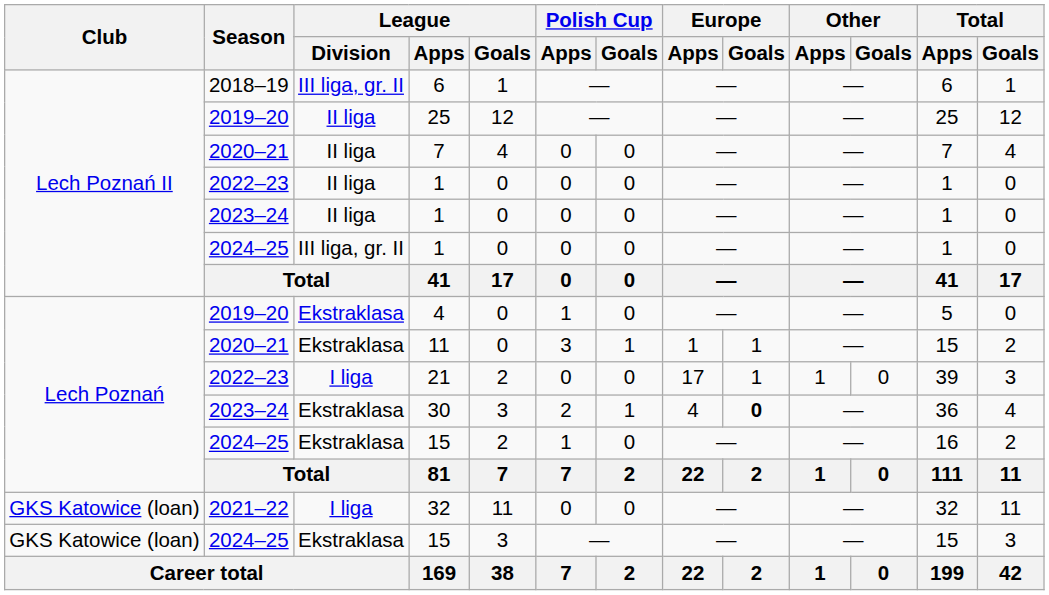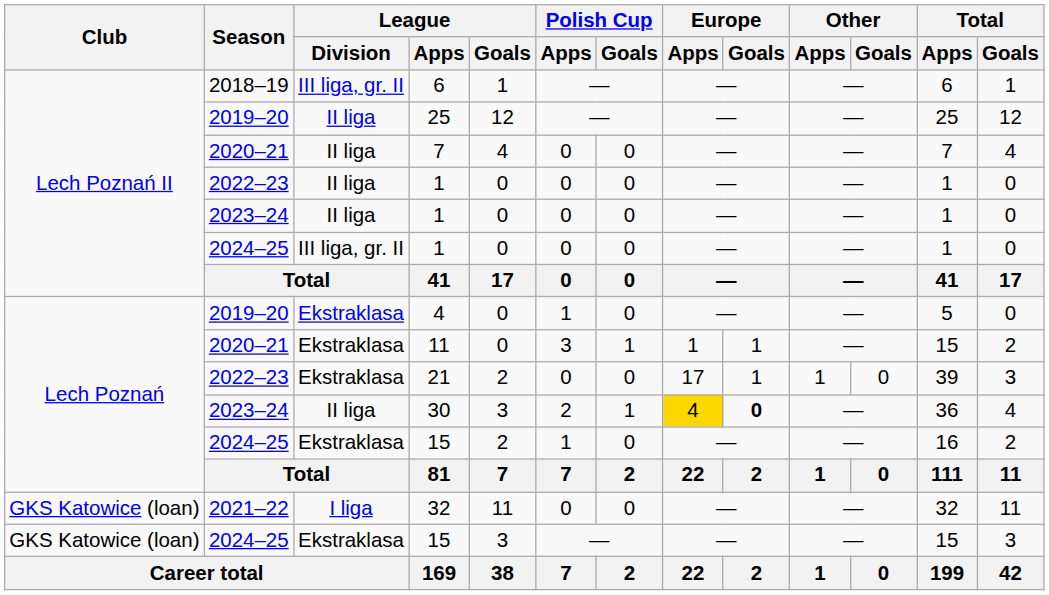(351, 378) I liga -> (351, 378) Ekstraklasa
(351, 410) Ekstraklasa -> (351, 410) II liga
(693, 410) no background -> (693, 410) gold background
